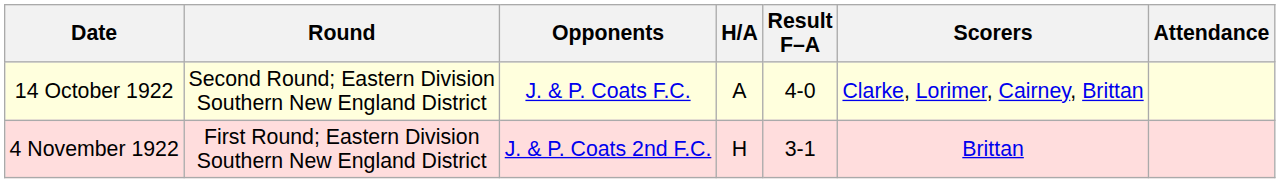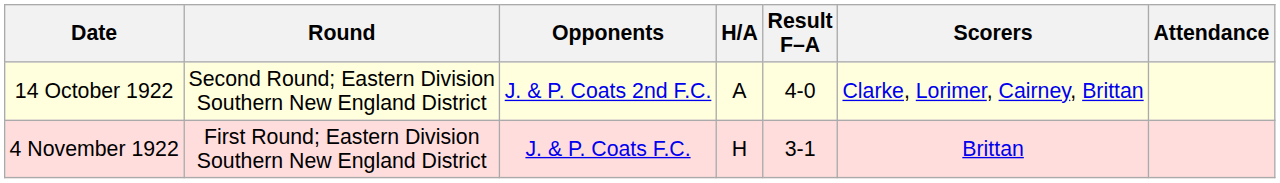(608, 91) J. & P. Coats F.C. -> (608, 91) J. & P. Coats 2nd F.C.
(608, 148) J. & P. Coats 2nd F.C. -> (608, 148) J. & P. Coats F.C.
